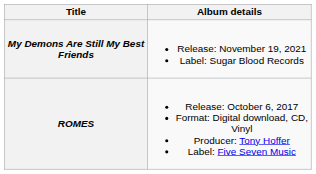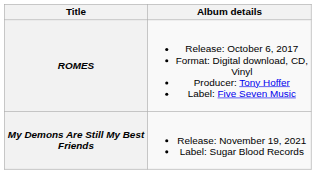rows swapped: (76, 123) <-> (76, 49)
